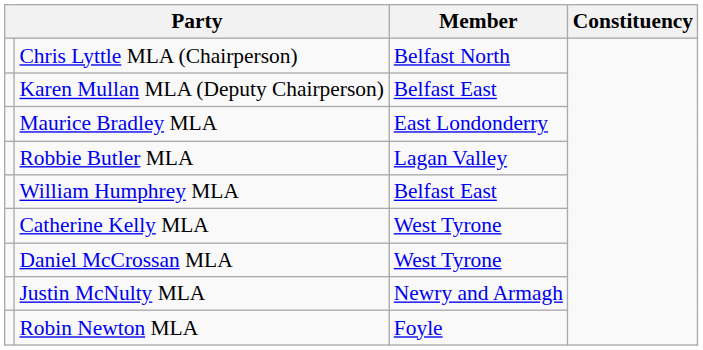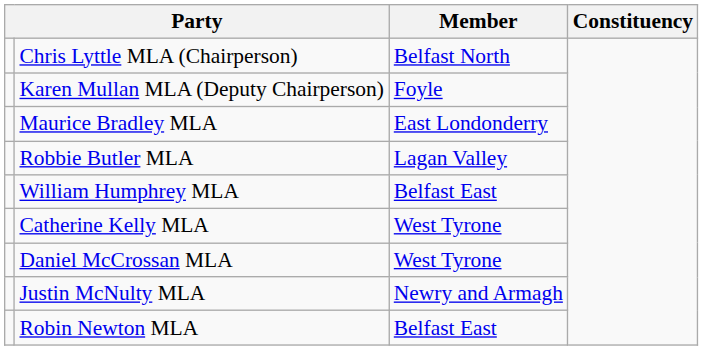(445, 89) Belfast East -> (418, 89) Foyle
(418, 327) Foyle -> (445, 327) Belfast East
